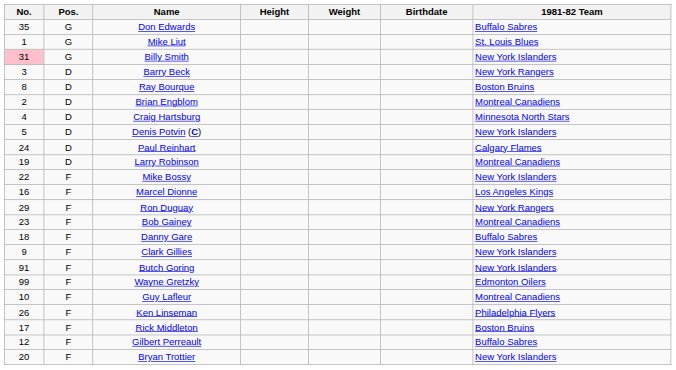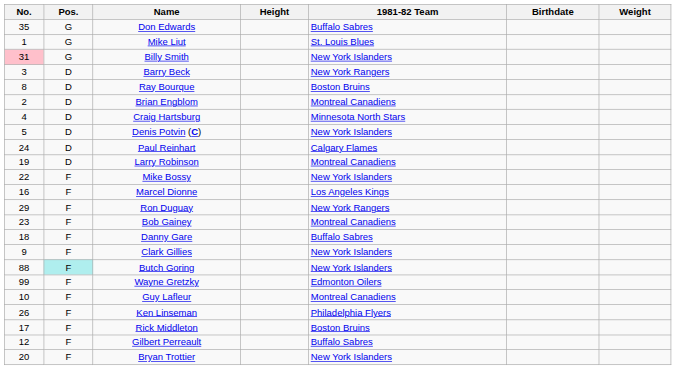columns swapped: (344, 12) <-> (572, 12)
(24, 267) 91 -> (24, 267) 88
(68, 267) no background -> (68, 267) paleturquoise background
